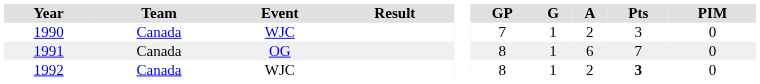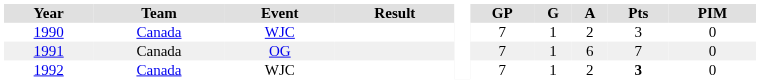(502, 51) 8 -> (502, 51) 7
(502, 69) 8 -> (502, 69) 7
